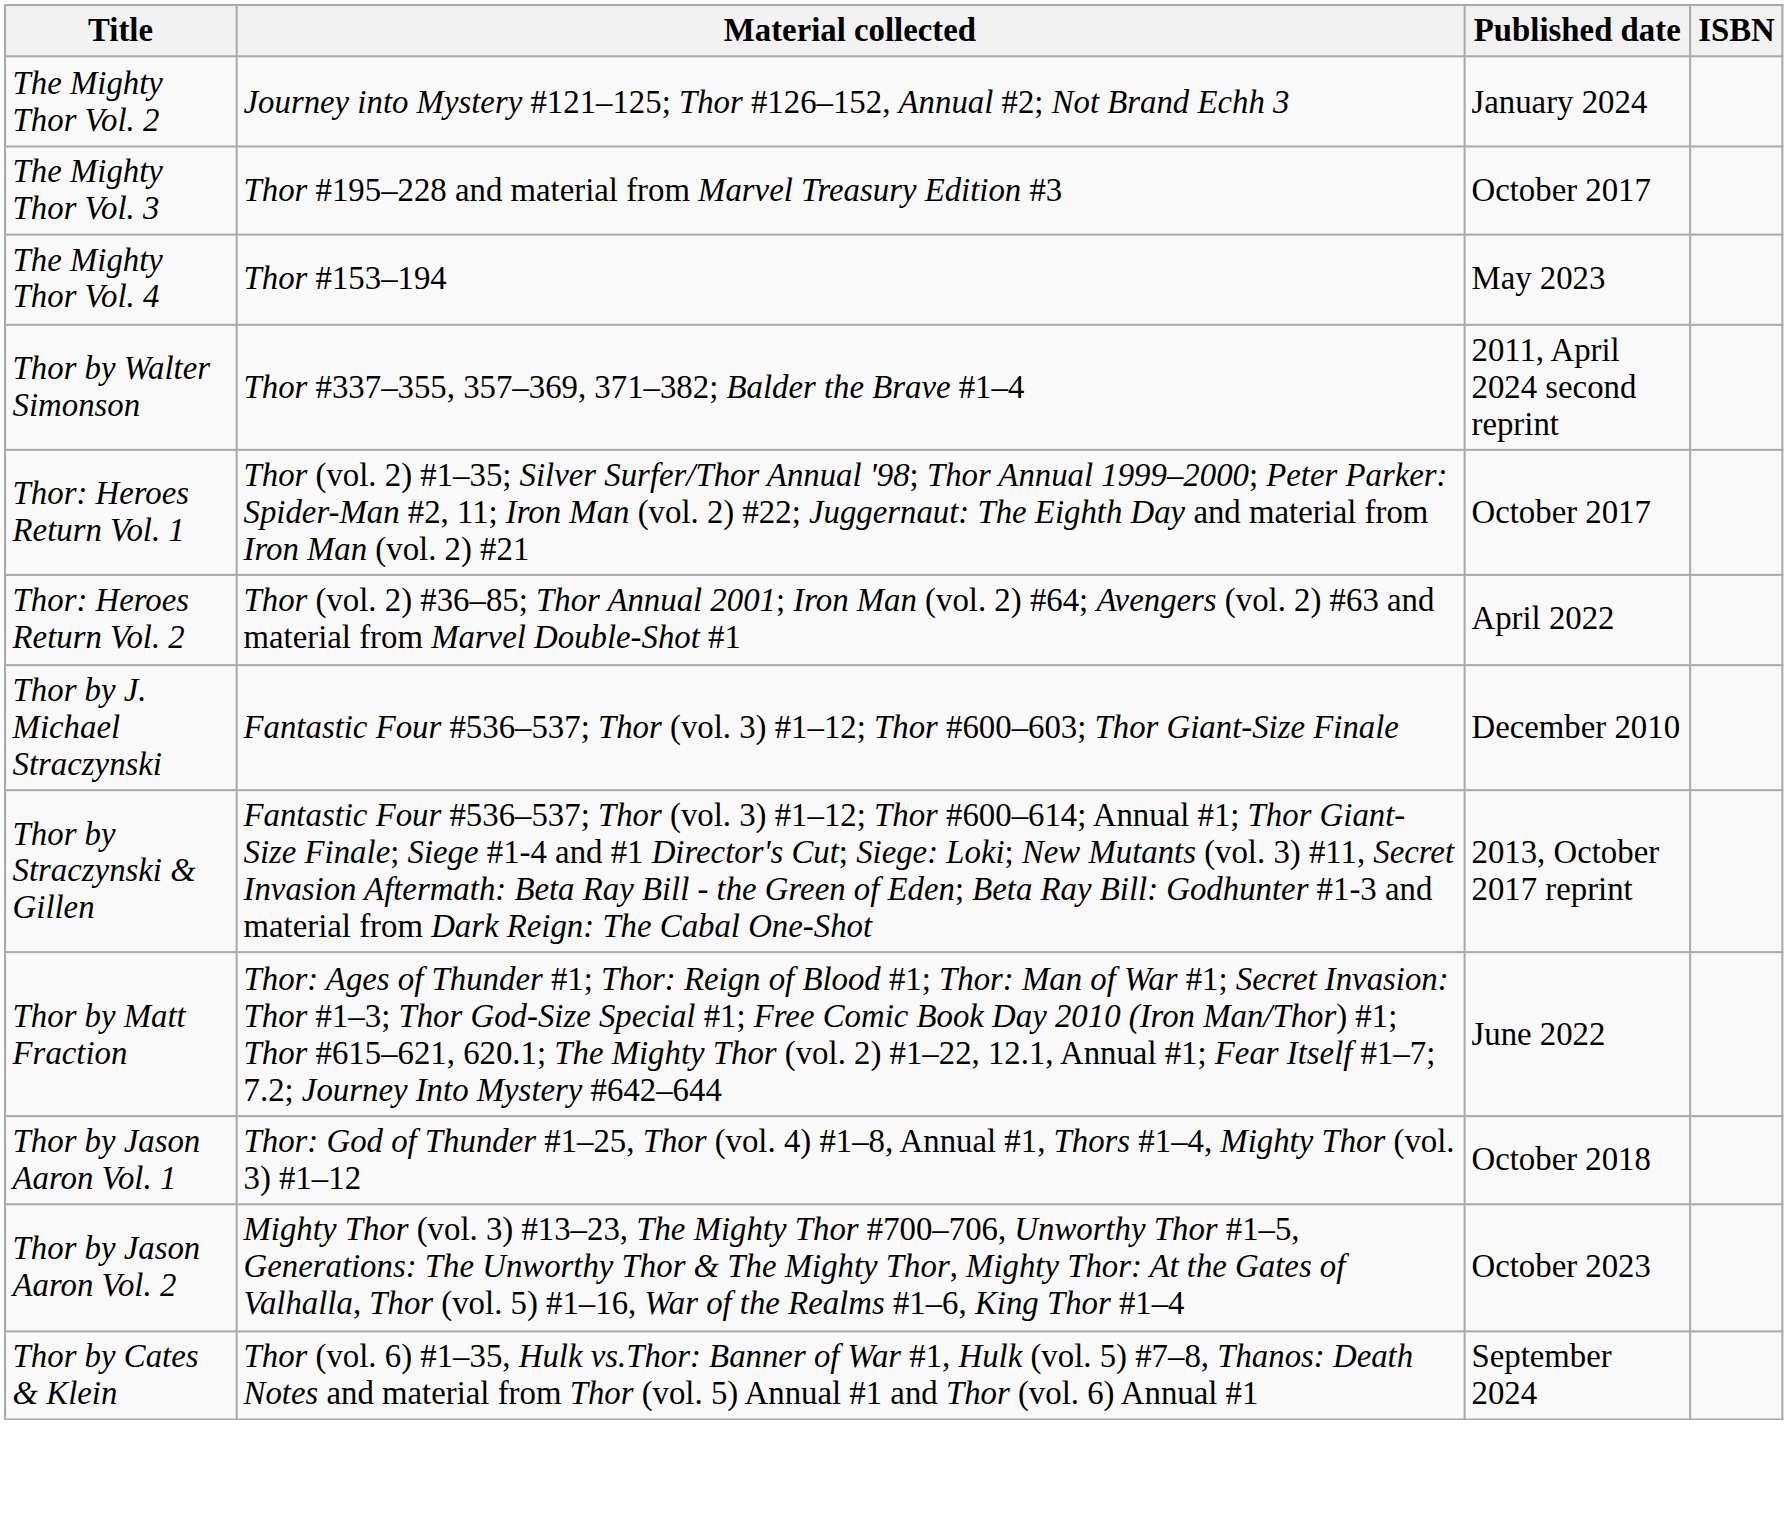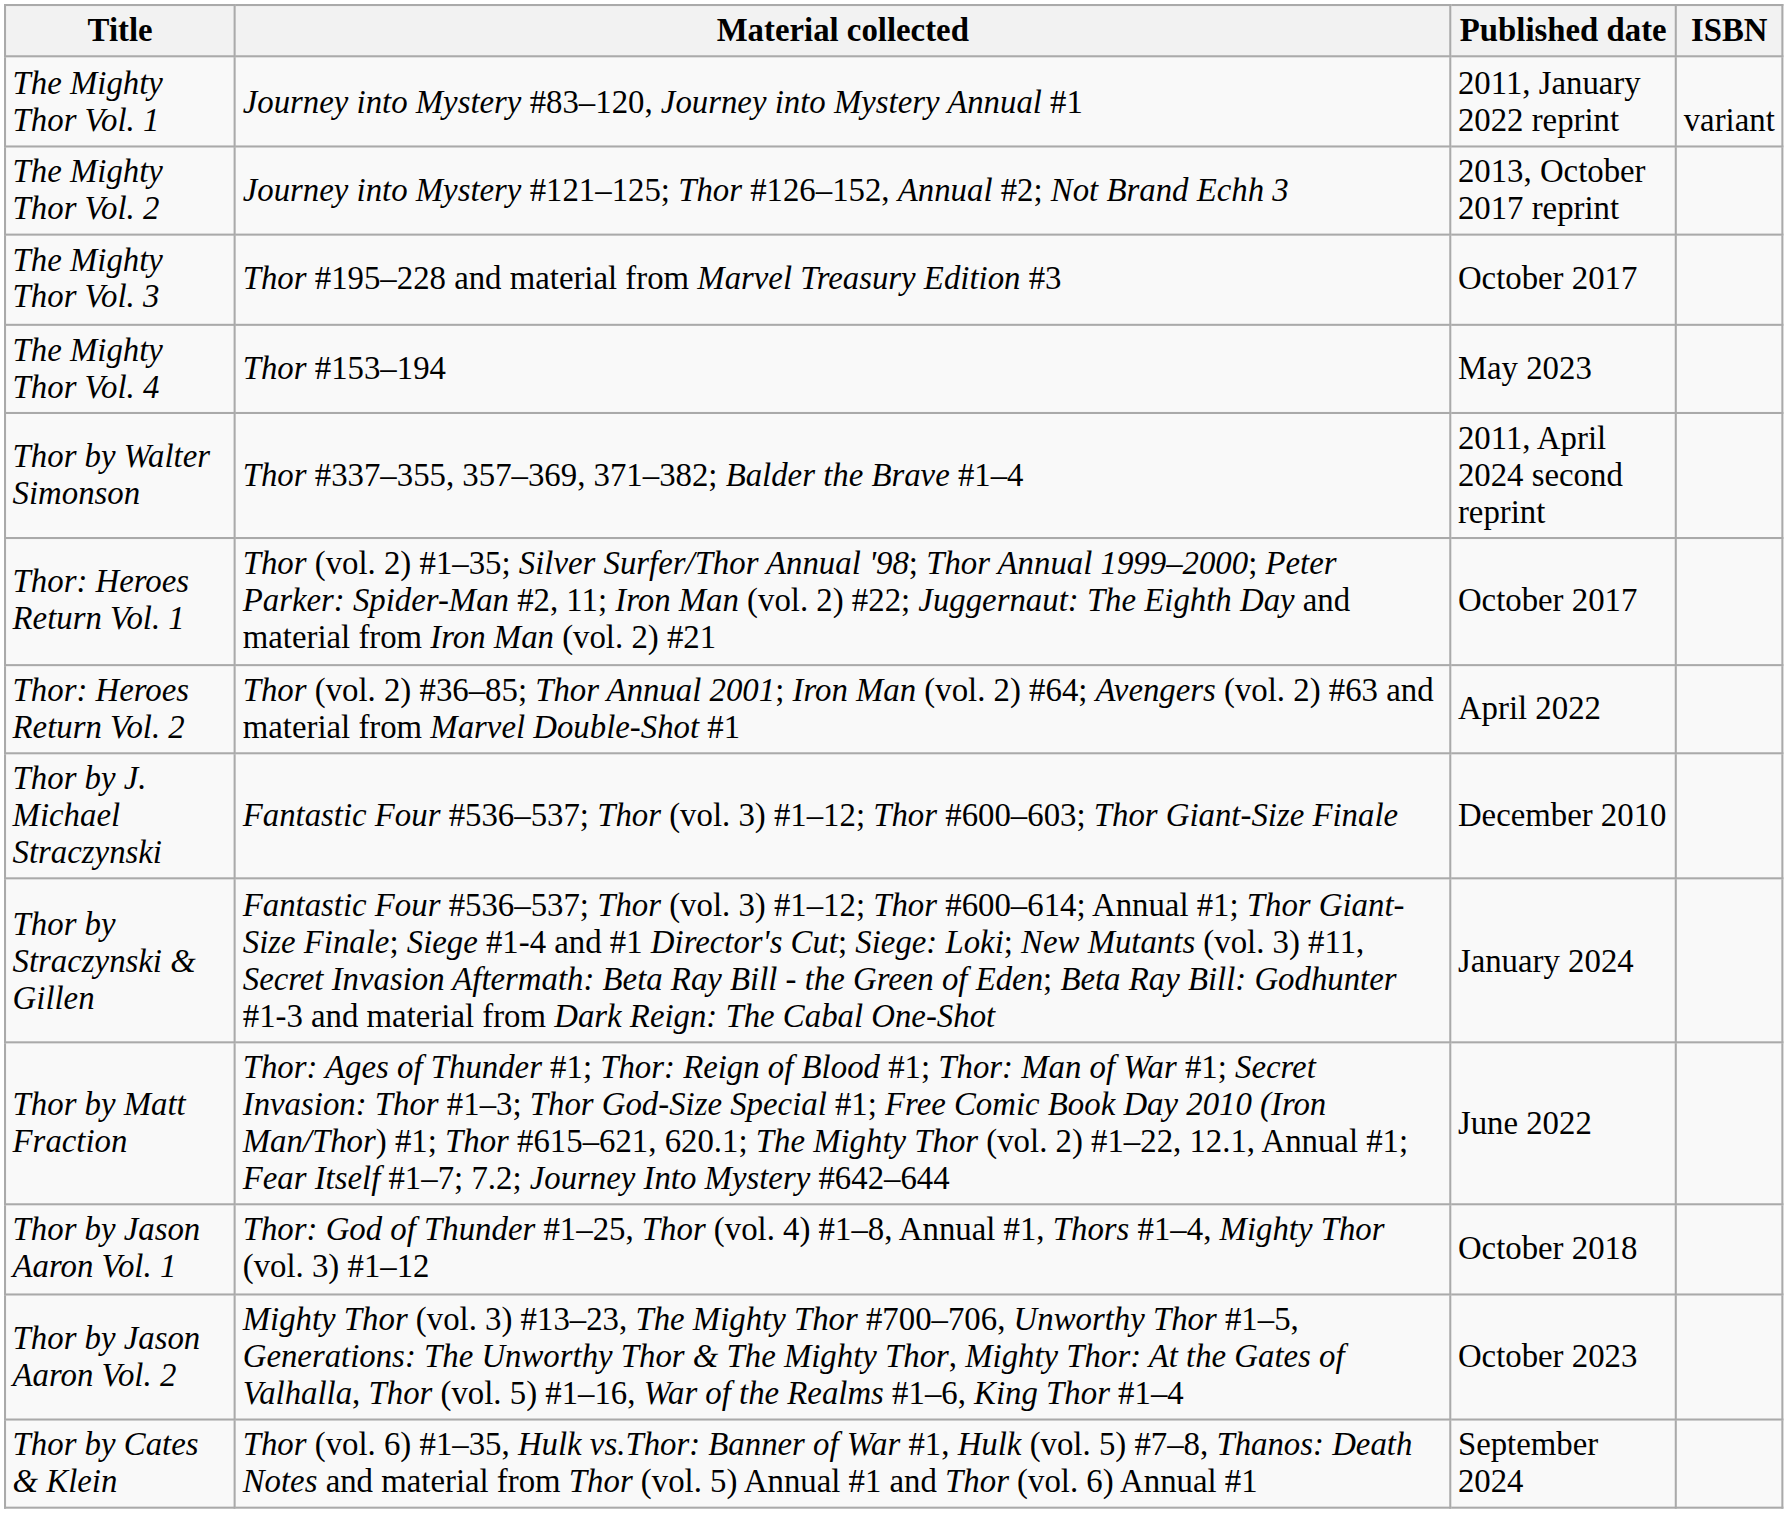+ row: (88, 100)
(1559, 100) January 2024 -> (1552, 189) 2013, October 2017 reprint
(1565, 871) 2013, October 2017 reprint -> (1546, 959) January 2024
